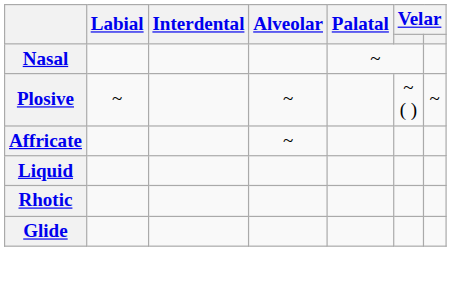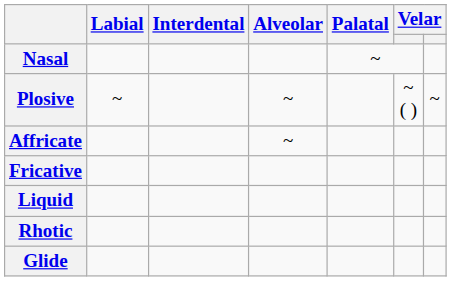+ row: (45, 170)
